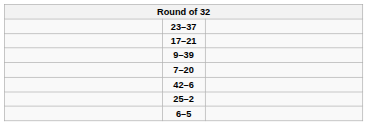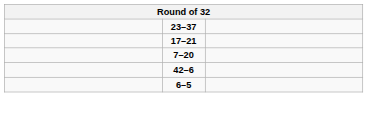- row: (184, 56)
- row: (184, 99)
